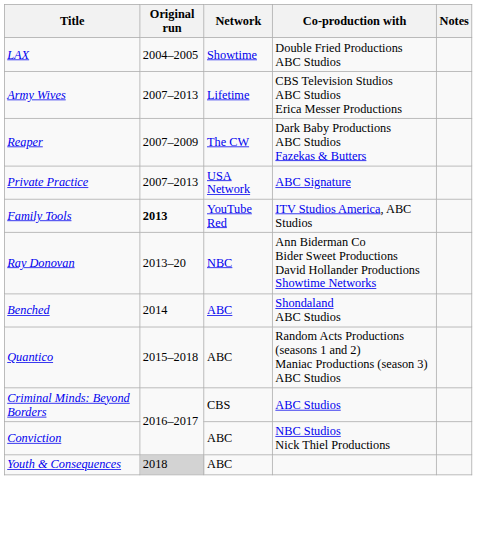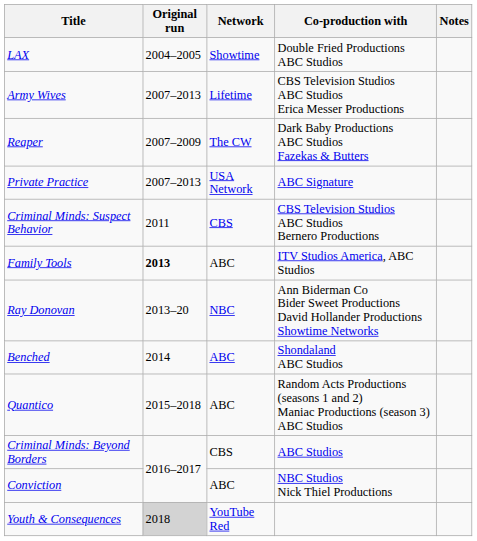+ row: (69, 222)
(229, 215) YouTube Red -> (222, 263) ABC
(220, 464) ABC -> (232, 519) YouTube Red
